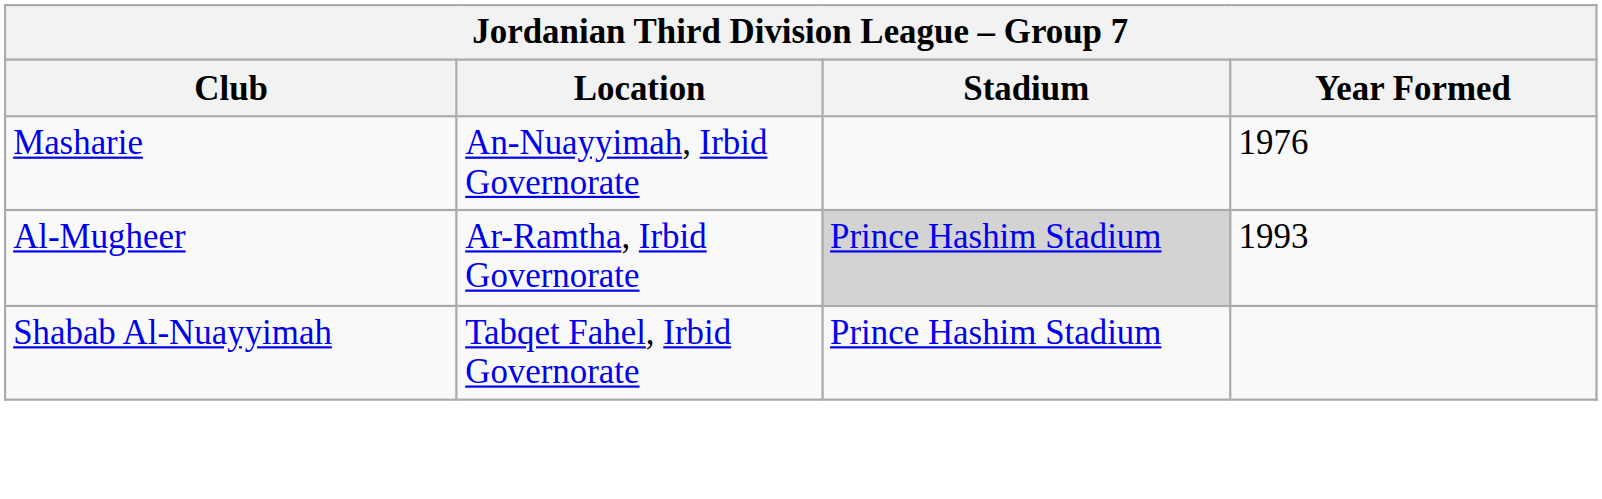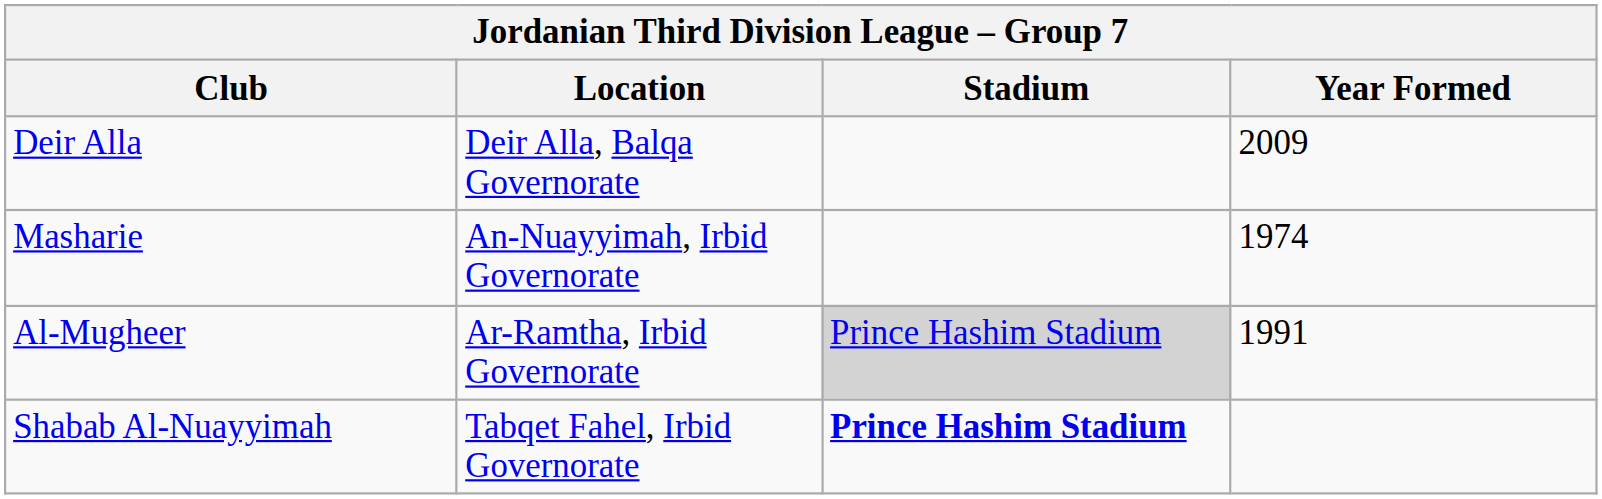+ row: (78, 142)
(1273, 142) 1976 -> (1273, 237) 1974
(1273, 237) 1993 -> (1273, 331) 1991
(996, 331) normal -> (1008, 426) bold
